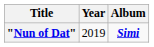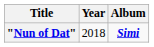(93, 32) 2019 -> (93, 32) 2018
